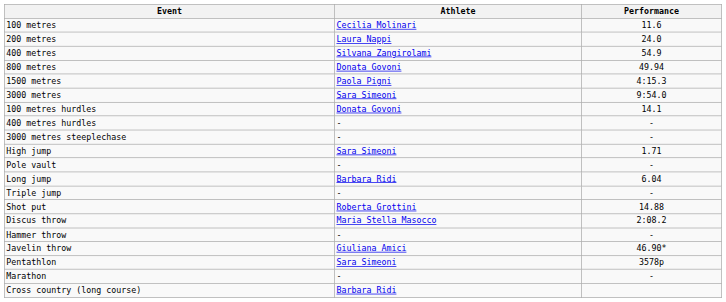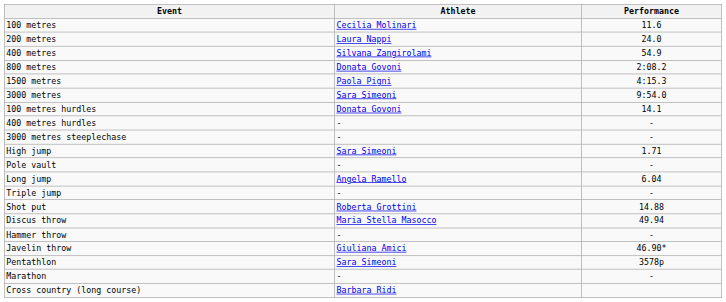(652, 67) 49.94 -> (652, 67) 2:08.2
(366, 178) Barbara Ridi -> (371, 178) Angela Ramello
(652, 220) 2:08.2 -> (652, 220) 49.94
